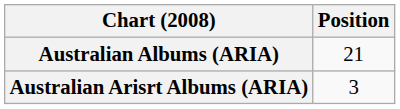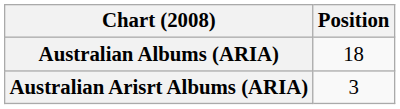(354, 53) 21 -> (354, 53) 18
